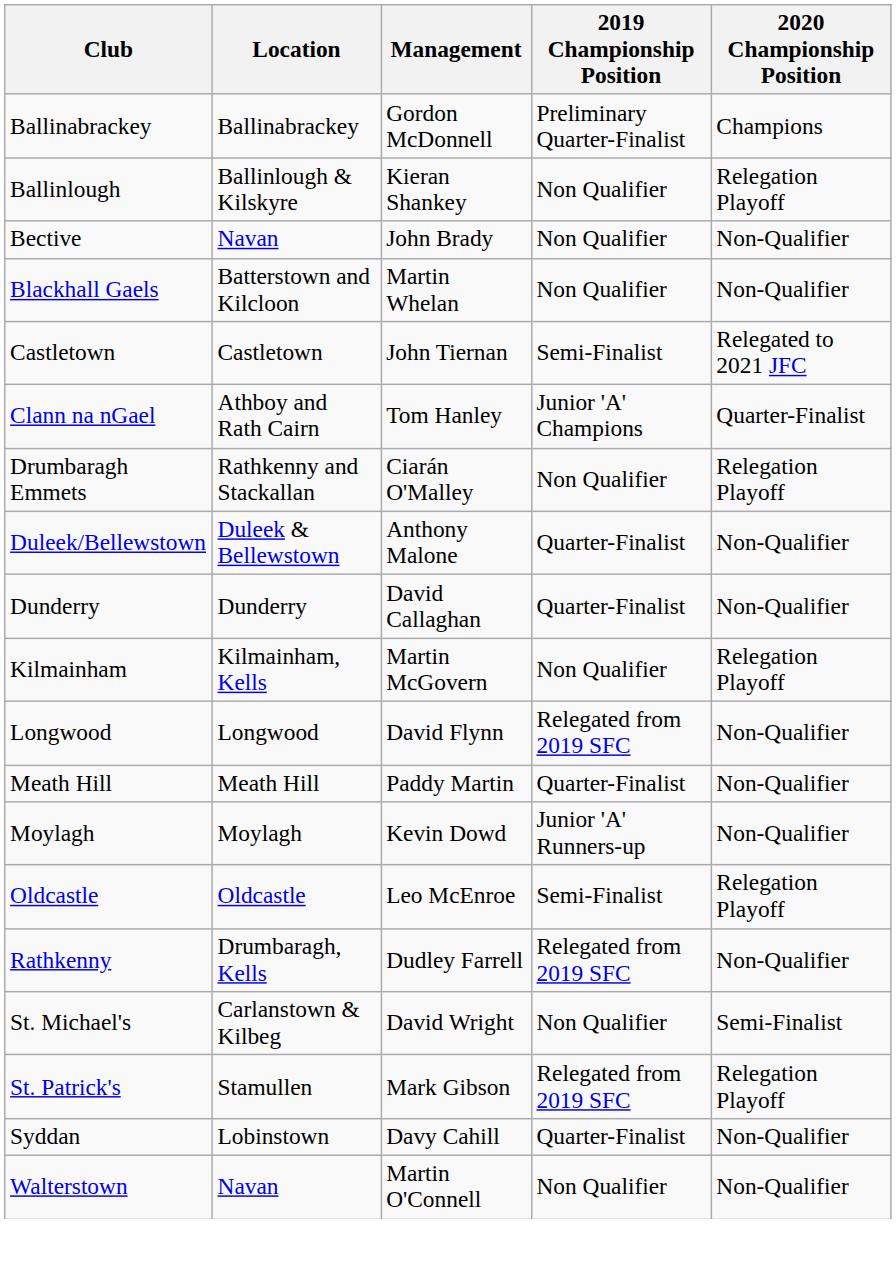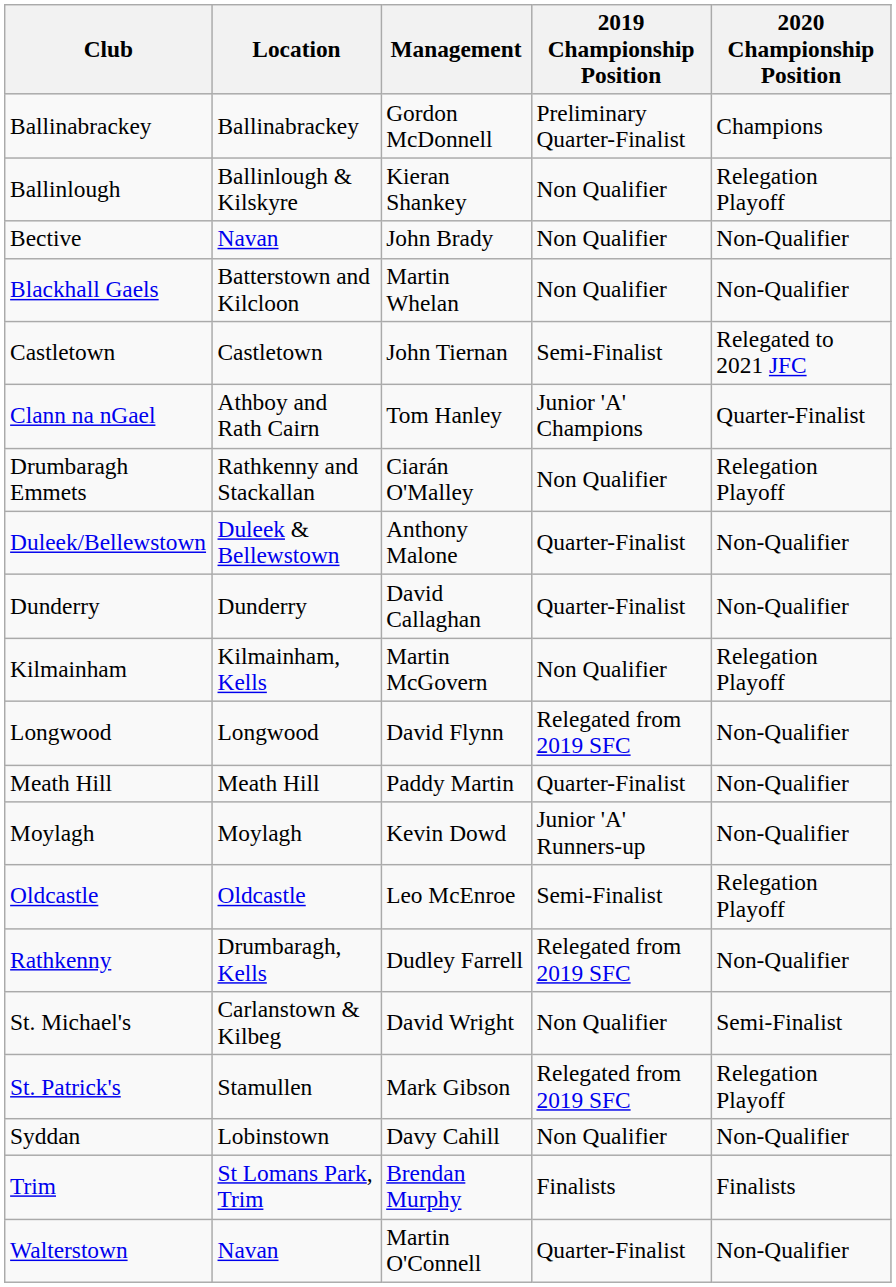(611, 1136) Quarter-Finalist -> (602, 1136) Non Qualifier
+ row: (33, 1186)
(602, 1186) Non Qualifier -> (611, 1250) Quarter-Finalist
